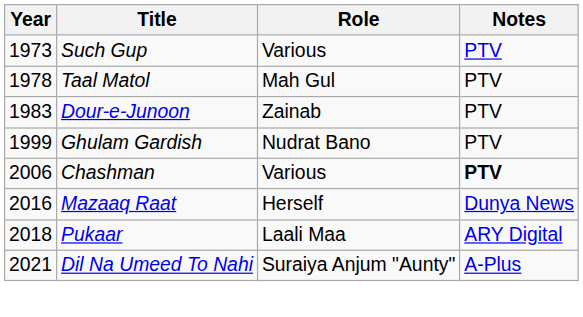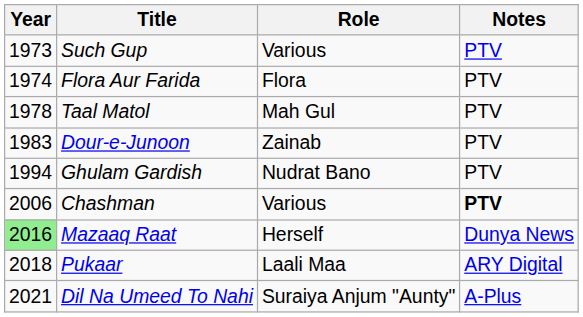+ row: (131, 81)
(31, 142) 1999 -> (31, 173) 1994
(31, 204) no background -> (31, 234) lightgreen background
